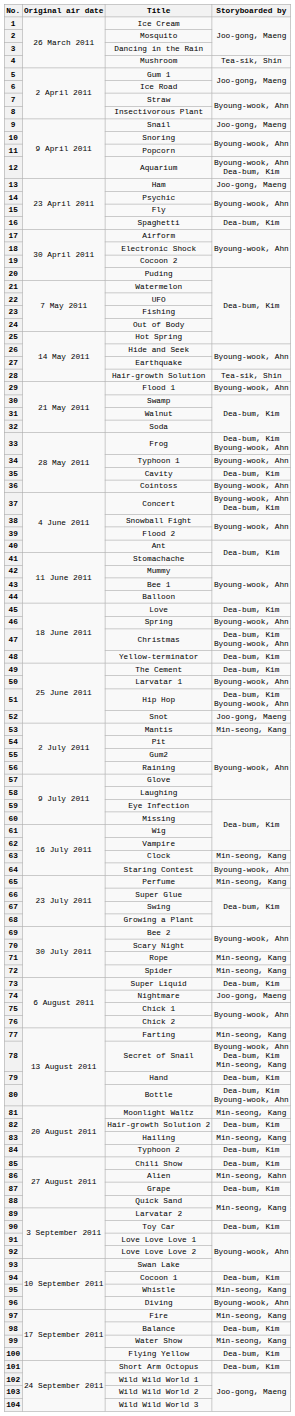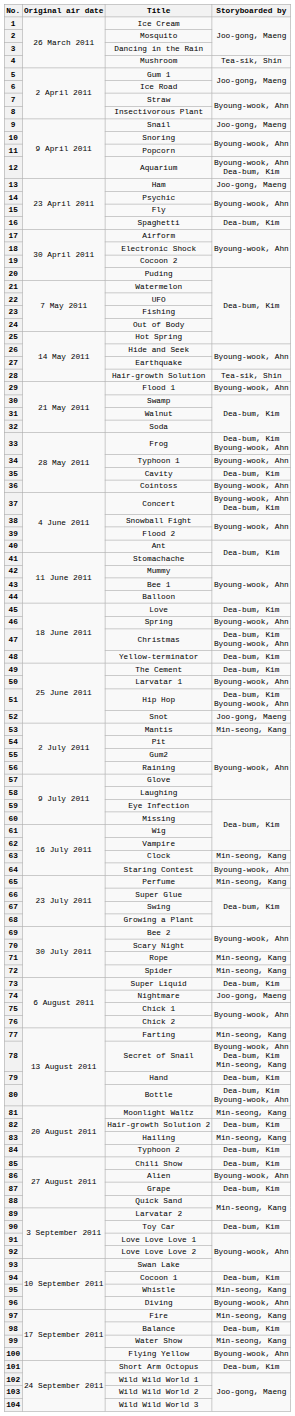(251, 1176) Min-seong, Kahn -> (251, 1176) Byoung-wook, Ahn
(251, 1354) Dea-bum, Kim -> (251, 1354) Byoung-wook, Ahn
